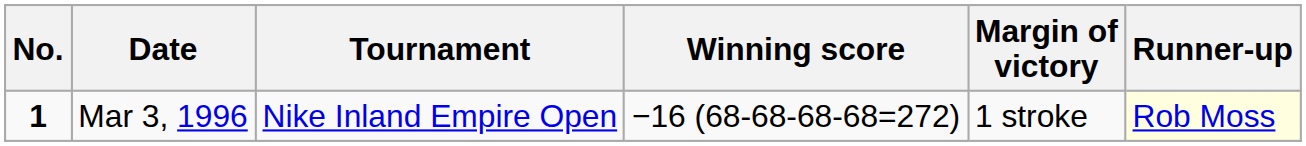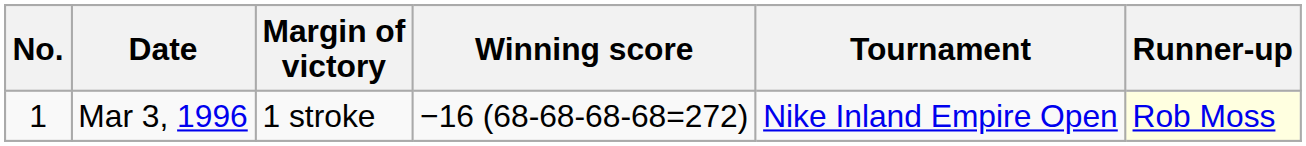columns swapped: (440, 48) <-> (1046, 48)
(38, 116) bold -> (38, 116) normal
